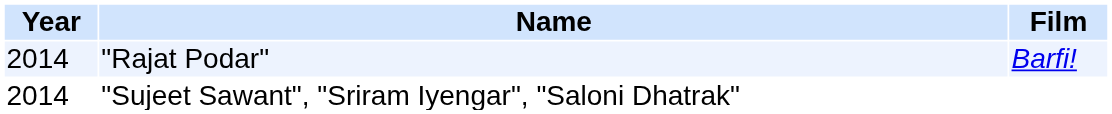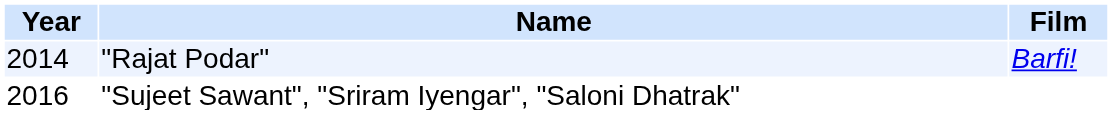(38, 95) 2014 -> (38, 95) 2016
